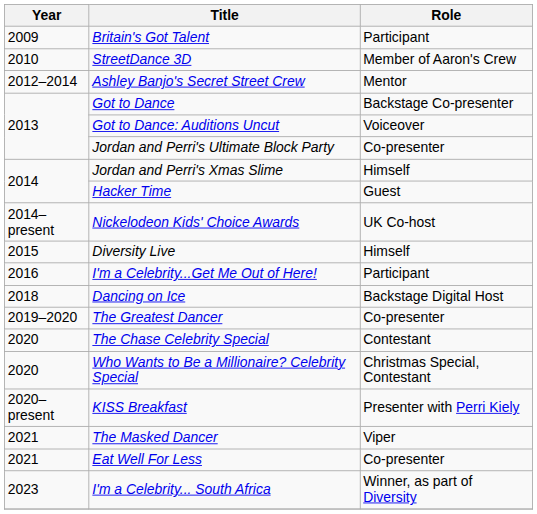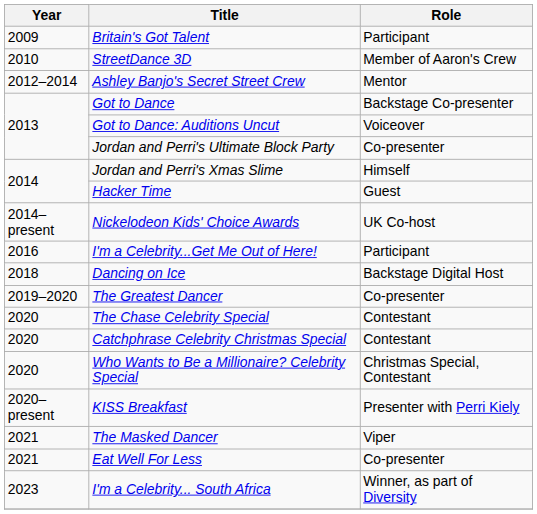- row: (134, 251)
+ row: (219, 340)
